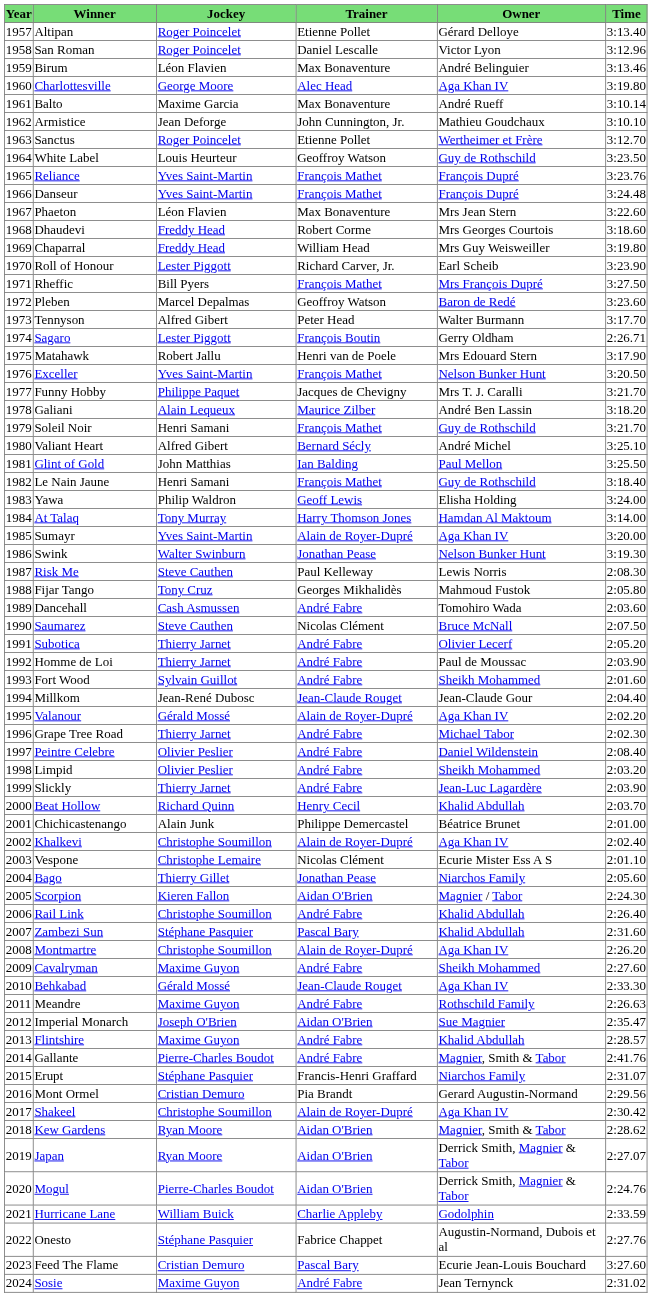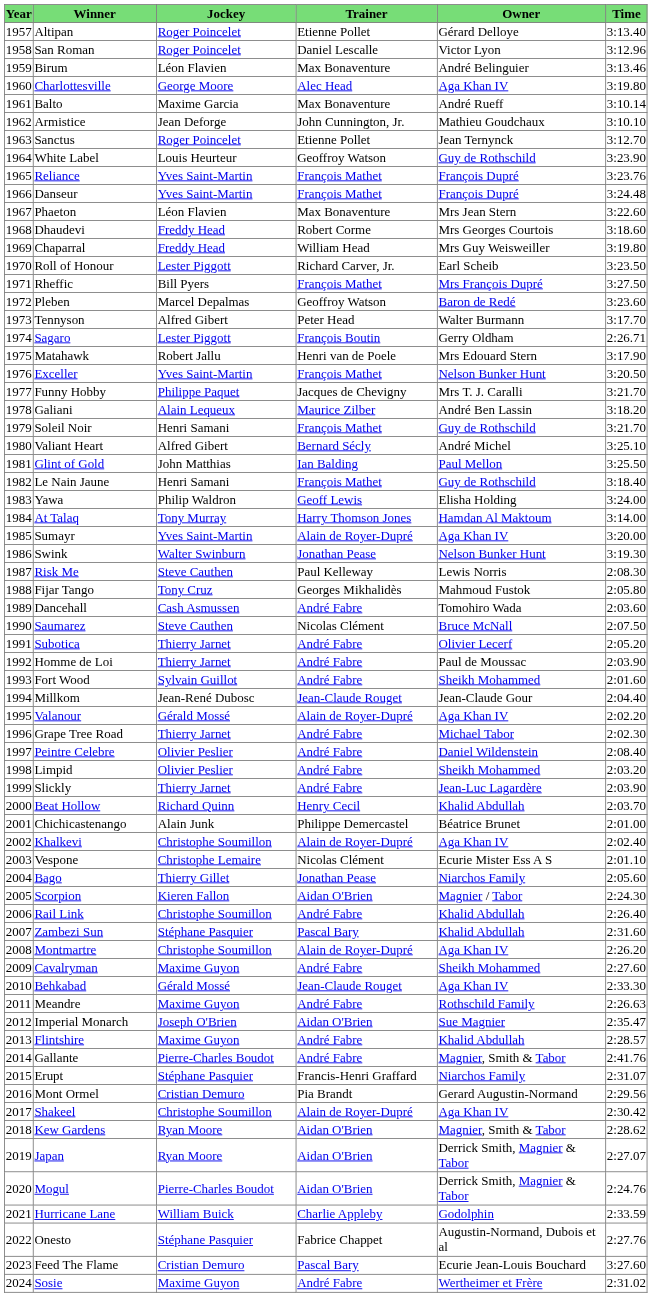(490, 139) Wertheimer et Frère -> (476, 139) Jean Ternynck
(626, 157) 3:23.50 -> (626, 157) 3:23.90
(626, 265) 3:23.90 -> (626, 265) 3:23.50
(476, 1283) Jean Ternynck -> (490, 1283) Wertheimer et Frère
